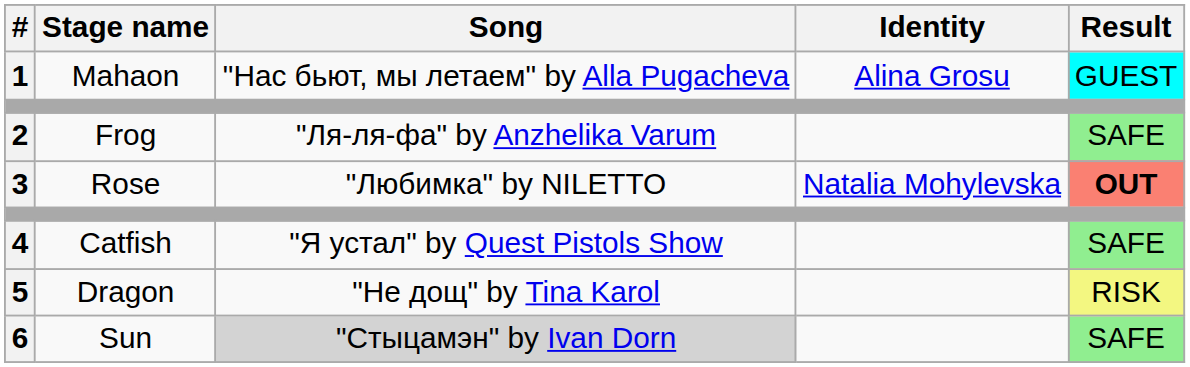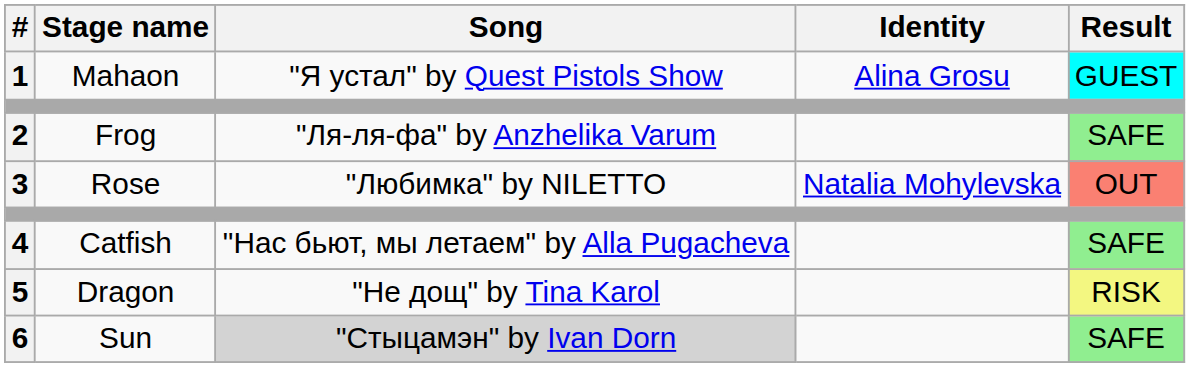(506, 75) "Нас бьют, мы летаем" by Alla Pugacheva -> (506, 75) "Я устал" by Quest Pistols Show
(1126, 183) bold -> (1126, 183) normal
(506, 244) "Я устал" by Quest Pistols Show -> (506, 244) "Нас бьют, мы летаем" by Alla Pugacheva
